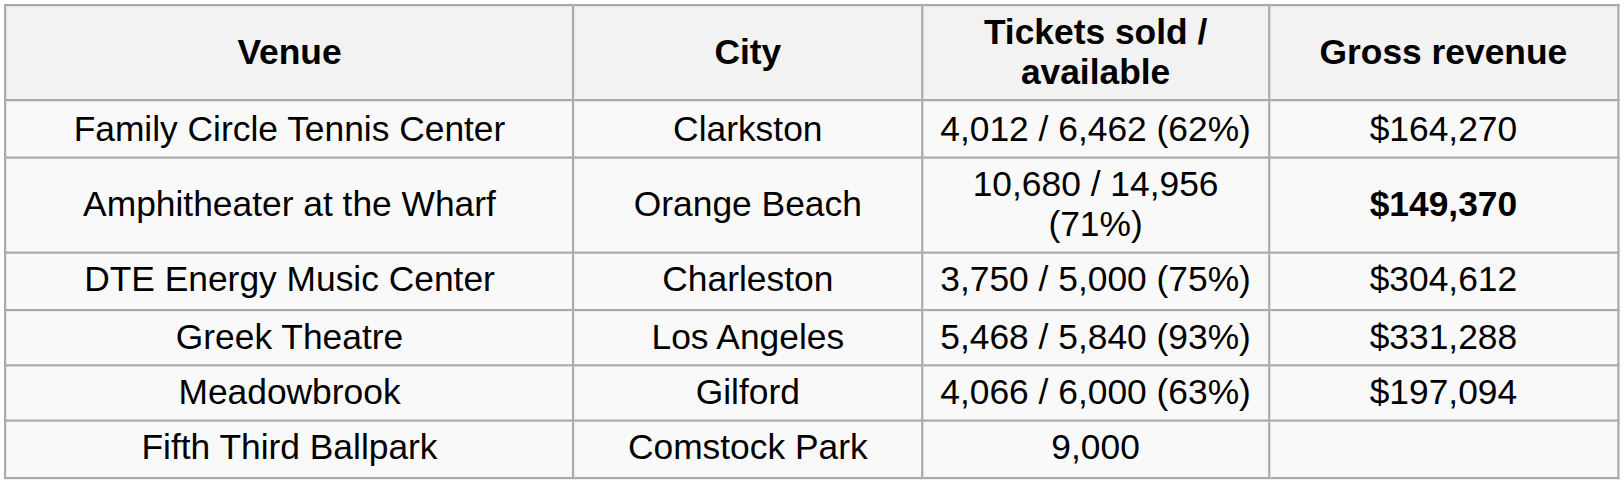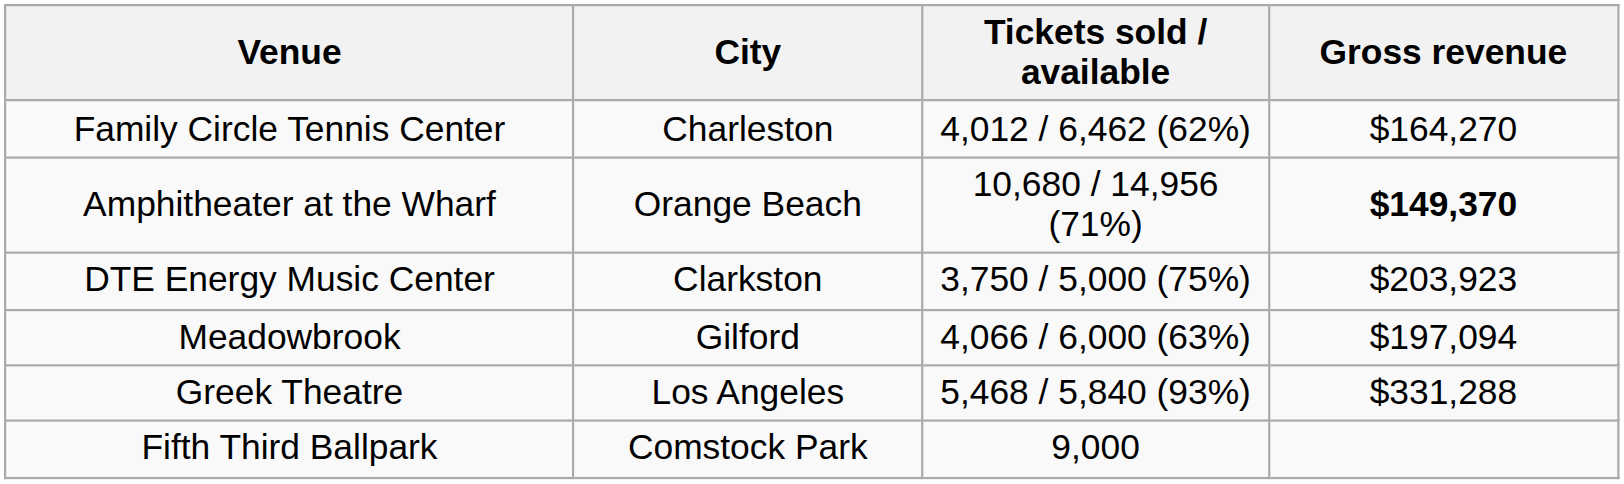(748, 128) Clarkston -> (748, 128) Charleston
(748, 280) Charleston -> (748, 280) Clarkston
(1443, 280) $304,612 -> (1443, 280) $203,923
rows swapped: (290, 336) <-> (290, 392)
